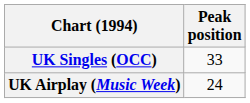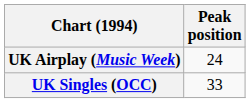rows swapped: (94, 60) <-> (94, 85)
